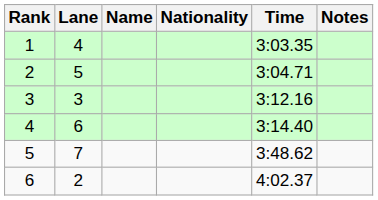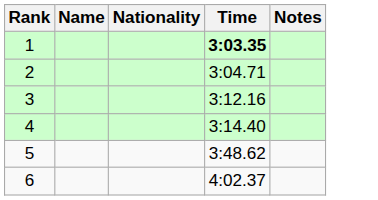- column: (78, 18)
(285, 45) normal -> (237, 45) bold
